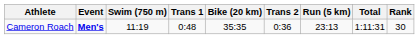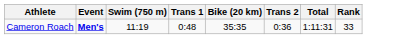- column: (327, 12)
(400, 27) 30 -> (349, 27) 33
